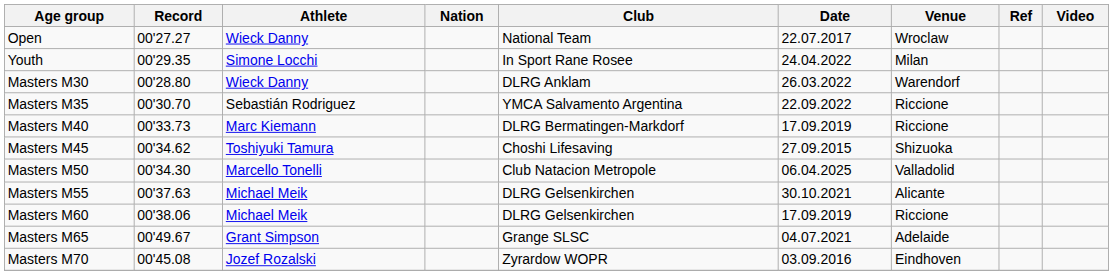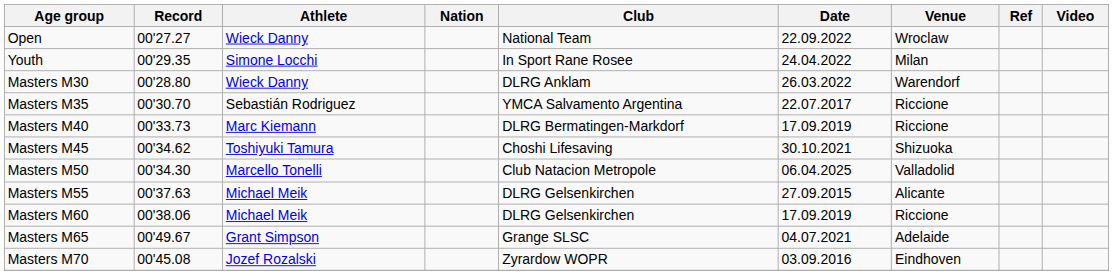(816, 38) 22.07.2017 -> (816, 38) 22.09.2022
(816, 104) 22.09.2022 -> (816, 104) 22.07.2017
(816, 149) 27.09.2015 -> (816, 149) 30.10.2021
(816, 193) 30.10.2021 -> (816, 193) 27.09.2015
